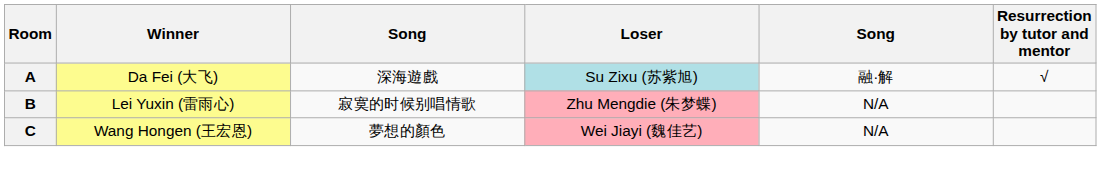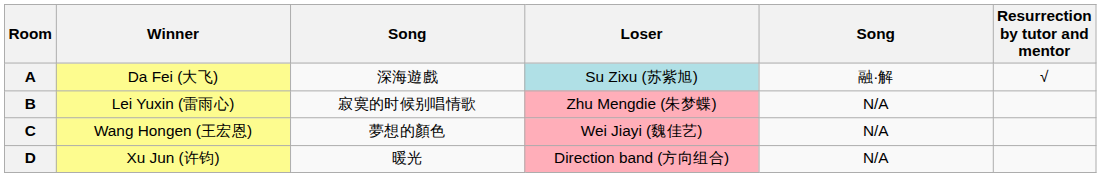+ row: (30, 158)
